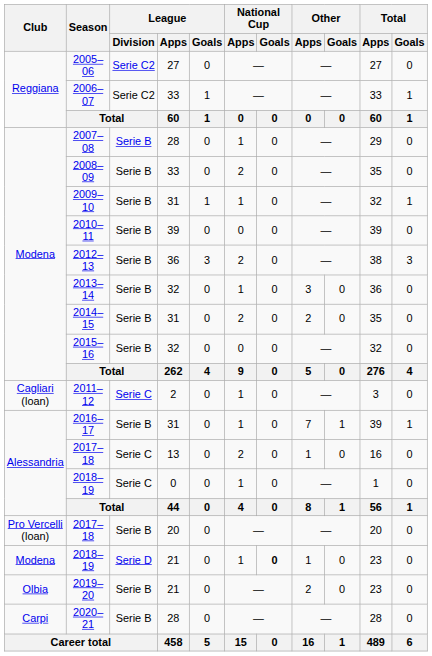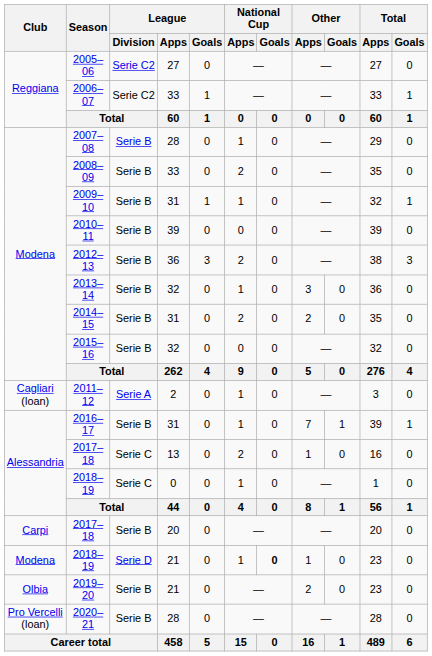(134, 395) Serie C -> (134, 395) Serie A
(35, 530) Pro Vercelli (loan) -> (35, 530) Carpi
(35, 619) Carpi -> (35, 619) Pro Vercelli (loan)
